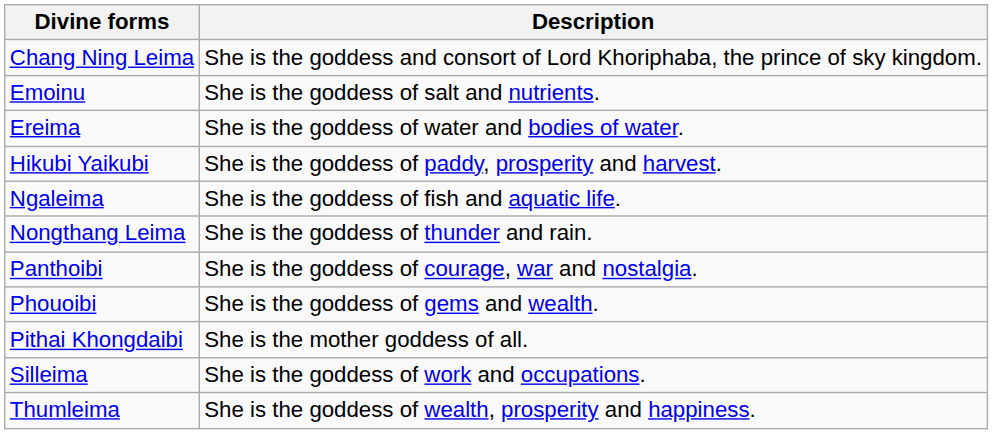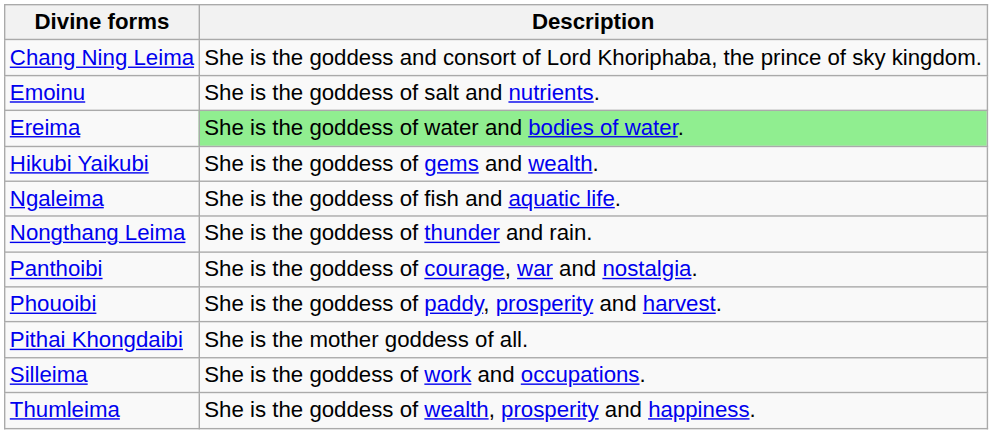(444, 127) no background -> (444, 127) lightgreen background
(463, 163) She is the goddess of paddy, prosperity and harvest. -> (401, 163) She is the goddess of gems and wealth.
(401, 304) She is the goddess of gems and wealth. -> (463, 304) She is the goddess of paddy, prosperity and harvest.
